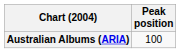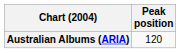(154, 39) 100 -> (154, 39) 120
